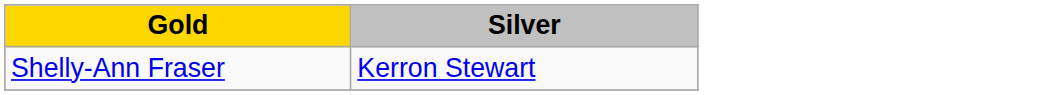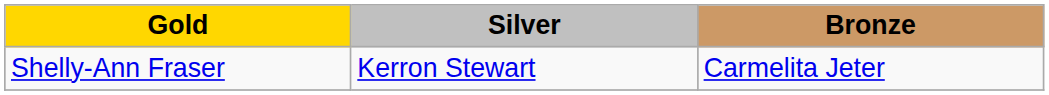+ column: (871, 25)
